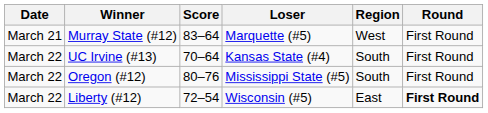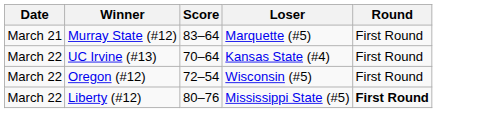- column: (378, 15)
(201, 77) 80–76 -> (201, 77) 72–54
(287, 77) Mississippi State (#5) -> (269, 77) Wisconsin (#5)
(201, 98) 72–54 -> (201, 98) 80–76
(269, 98) Wisconsin (#5) -> (287, 98) Mississippi State (#5)
